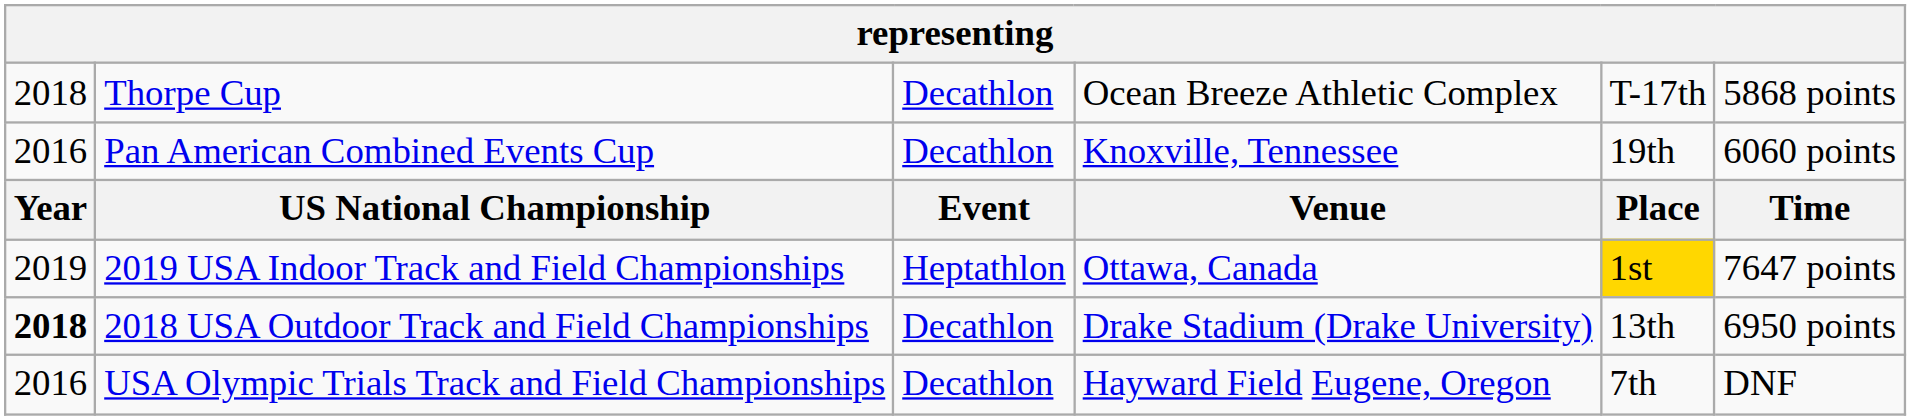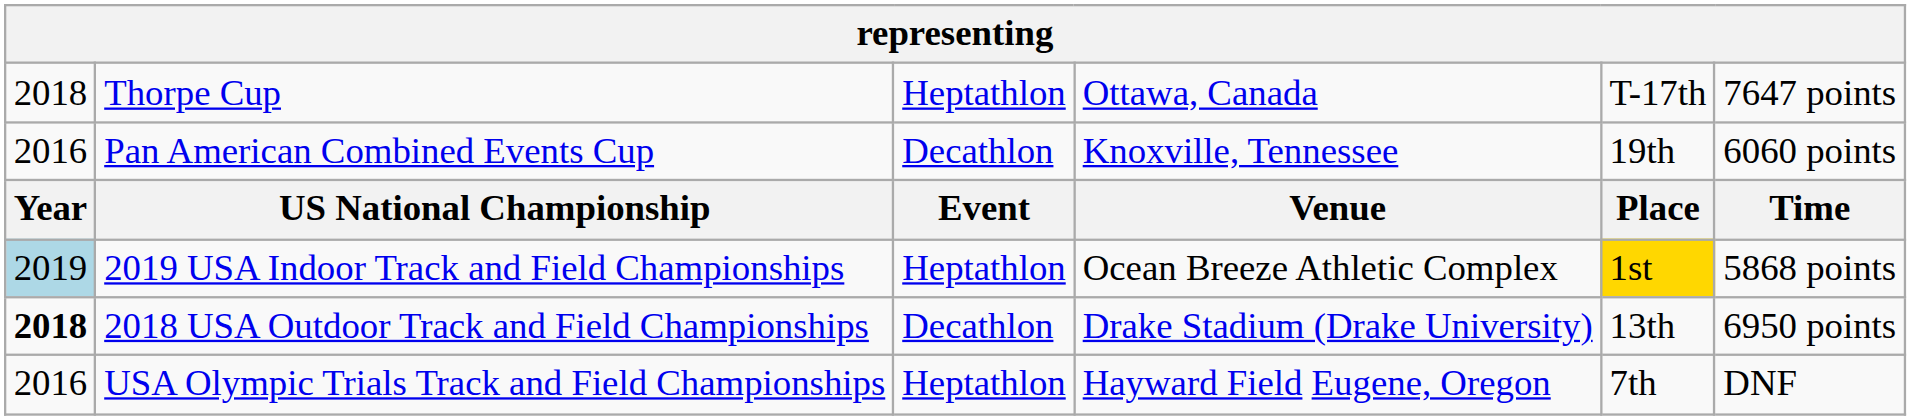(978, 92) Decathlon -> (984, 92) Heptathlon
(1320, 92) Ocean Breeze Athletic Complex -> (1200, 92) Ottawa, Canada
(1810, 92) 5868 points -> (1810, 92) 7647 points
(50, 267) no background -> (50, 267) lightblue background
(1200, 267) Ottawa, Canada -> (1320, 267) Ocean Breeze Athletic Complex
(1810, 267) 7647 points -> (1810, 267) 5868 points
(978, 383) Decathlon -> (984, 383) Heptathlon
